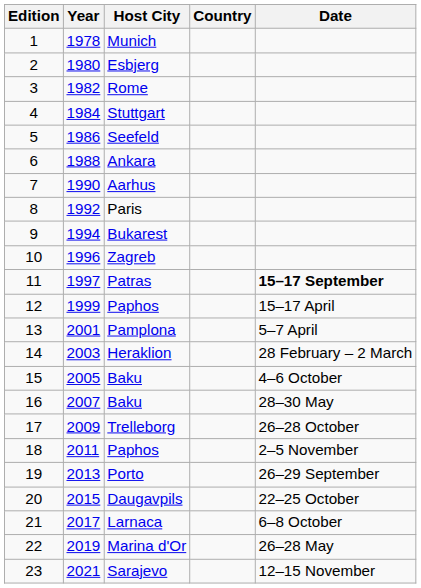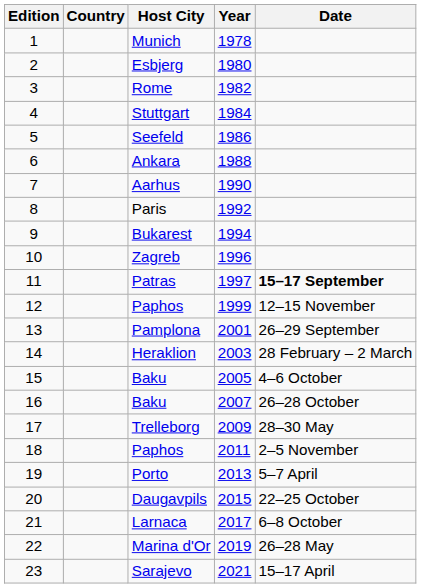columns swapped: (83, 16) <-> (222, 16)
(297, 305) 15–17 April -> (317, 305) 12–15 November
(288, 329) 5–7 April -> (319, 329) 26–29 September
(296, 402) 28–30 May -> (309, 402) 26–28 October
(309, 426) 26–28 October -> (296, 426) 28–30 May
(319, 474) 26–29 September -> (288, 474) 5–7 April
(317, 570) 12–15 November -> (297, 570) 15–17 April
